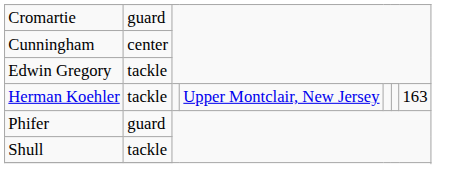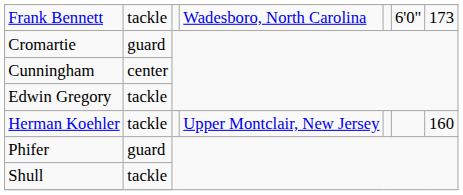+ row: (56, 17)
(415, 96) 163 -> (441, 123) 160
